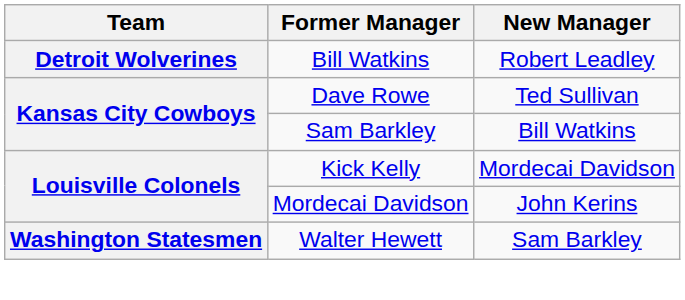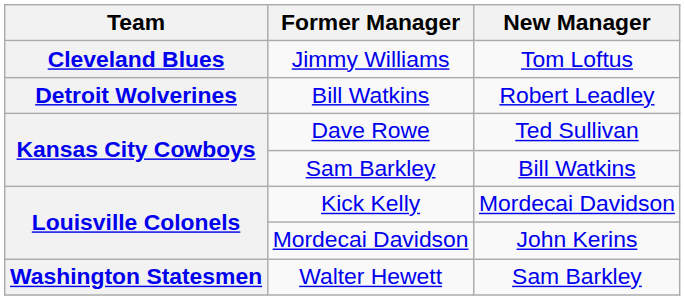+ row: (371, 58)
